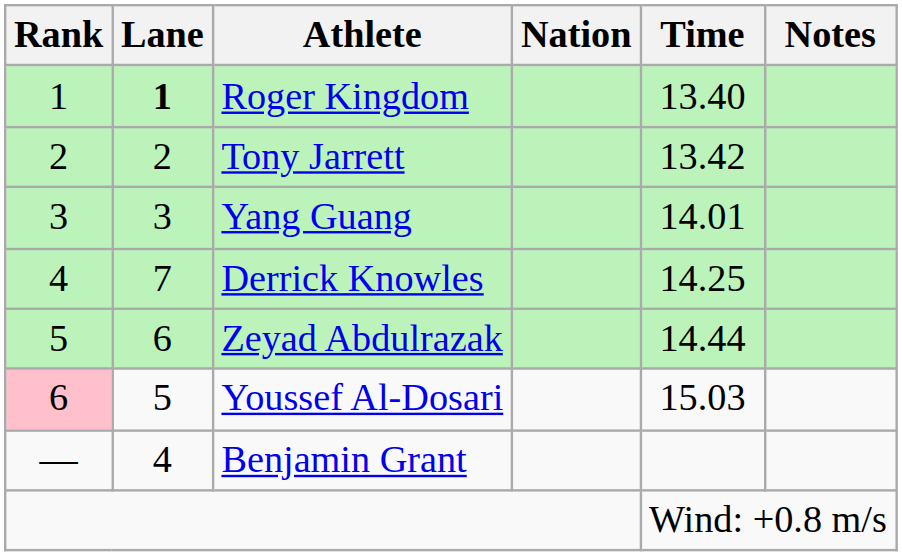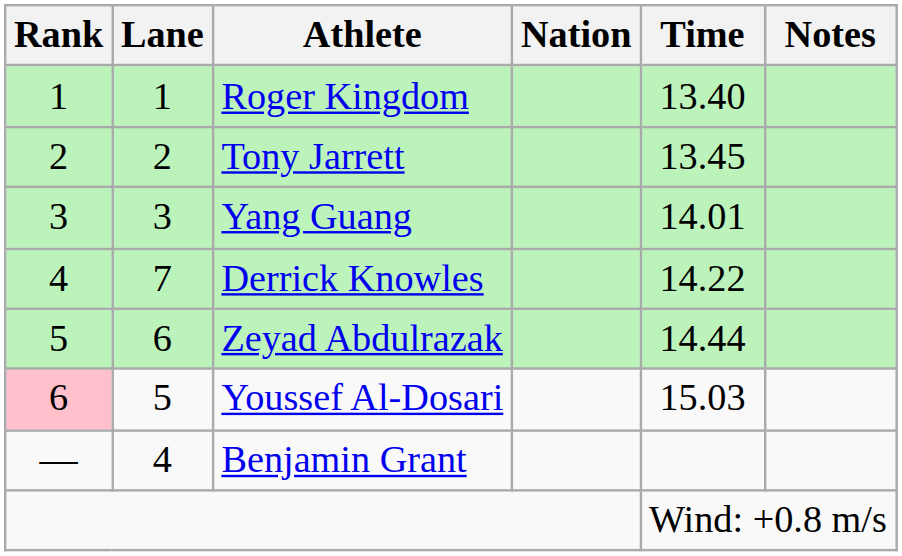(162, 95) bold -> (162, 95) normal
(702, 156) 13.42 -> (702, 156) 13.45
(702, 277) 14.25 -> (702, 277) 14.22
